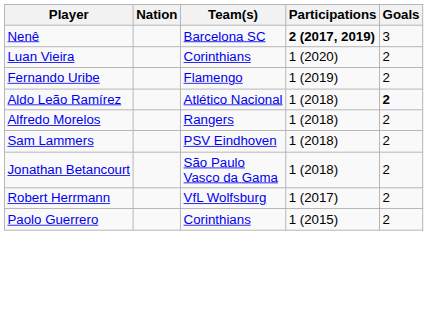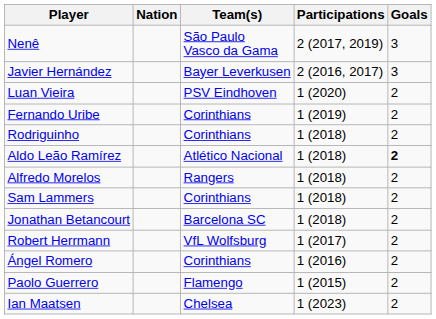(225, 36) Barcelona SC -> (231, 43) São Paulo Vasco da Gama
(332, 36) bold -> (340, 43) normal
+ row: (60, 72)
(217, 57) Corinthians -> (230, 93) PSV Eindhoven
(213, 78) Flamengo -> (217, 114) Corinthians
+ row: (43, 135)
(230, 141) PSV Eindhoven -> (217, 198) Corinthians
(231, 169) São Paulo Vasco da Gama -> (225, 219) Barcelona SC
+ row: (50, 261)
(217, 219) Corinthians -> (213, 282) Flamengo
+ row: (44, 303)
